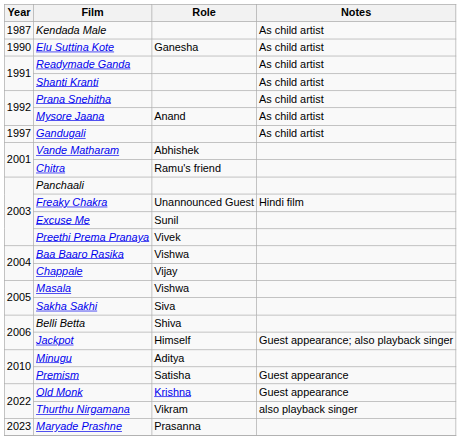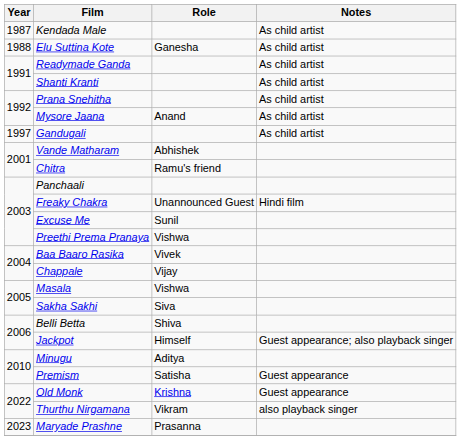(19, 47) 1990 -> (19, 47) 1988
(167, 237) Vivek -> (172, 237) Vishwa
(172, 254) Vishwa -> (167, 254) Vivek
